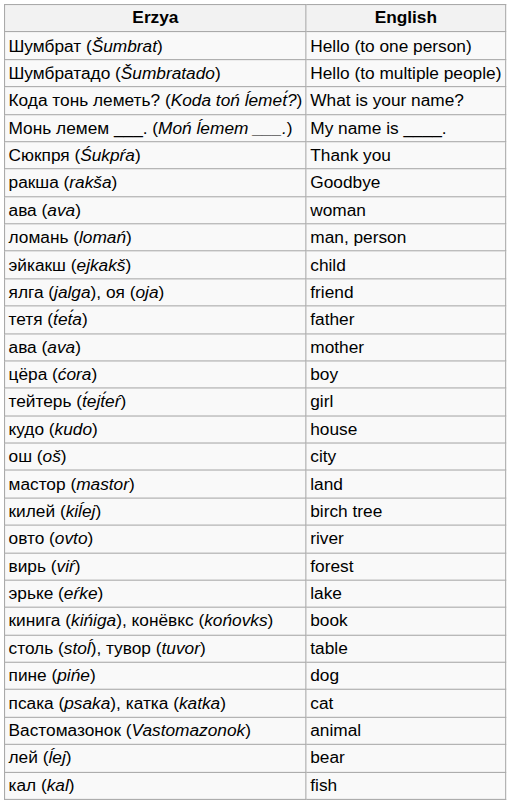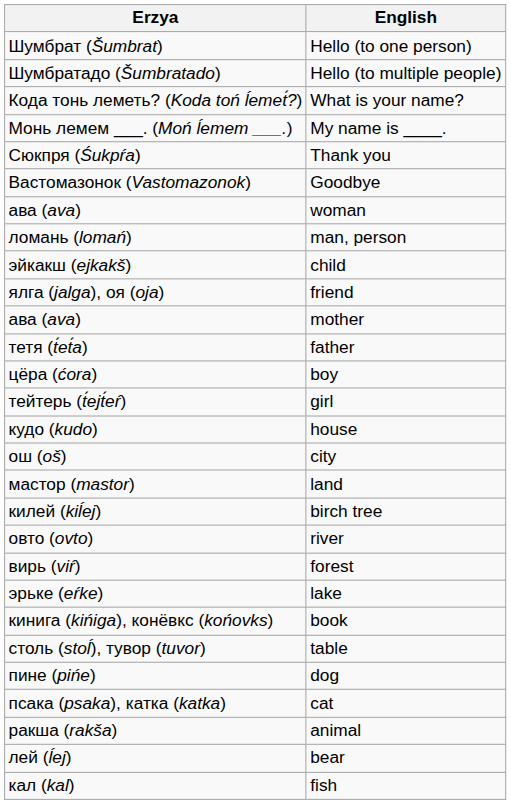(63, 182) ракша (rakša) -> (130, 182) Вастомазонок (Vastomazonok)
rows swapped: (332, 319) <-> (337, 347)
(130, 730) Вастомазонок (Vastomazonok) -> (63, 730) ракша (rakša)
